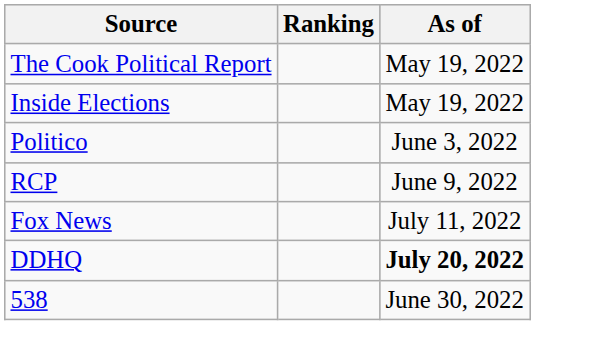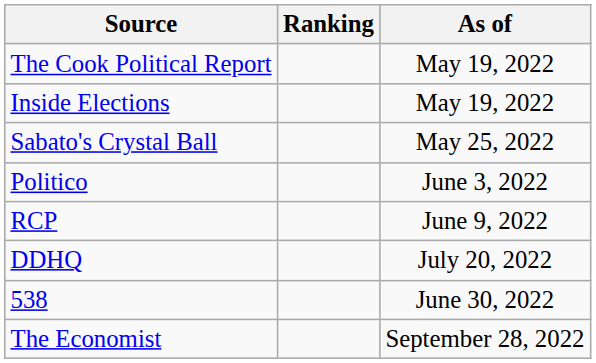+ row: (114, 142)
- row: (61, 220)
(455, 260) bold -> (485, 260) normal
+ row: (86, 338)
